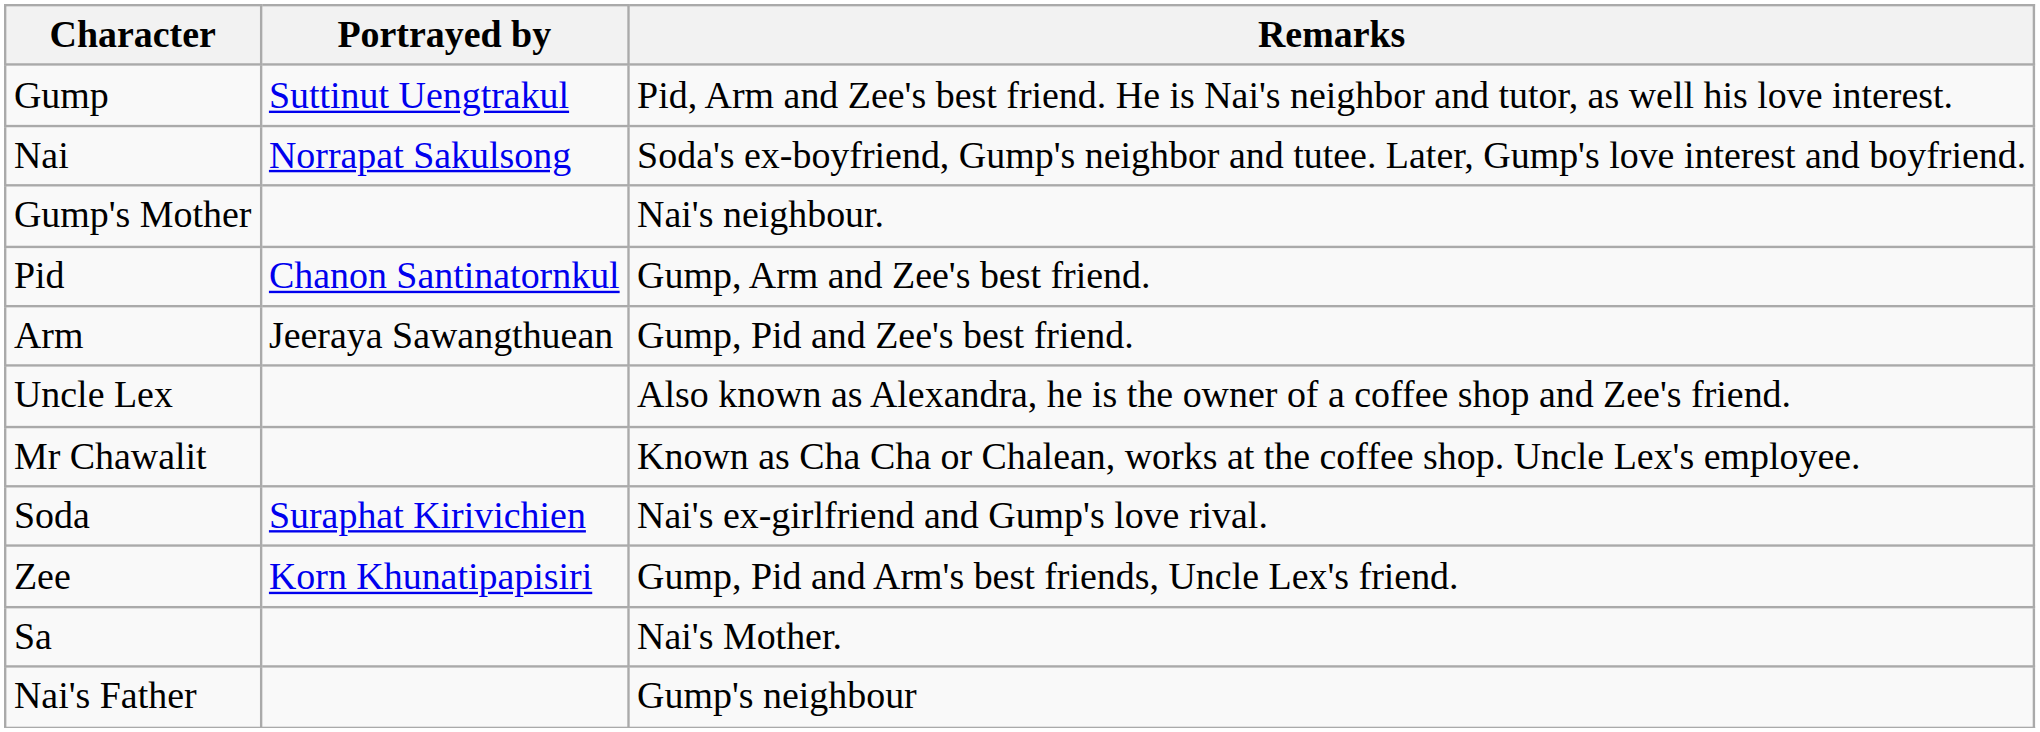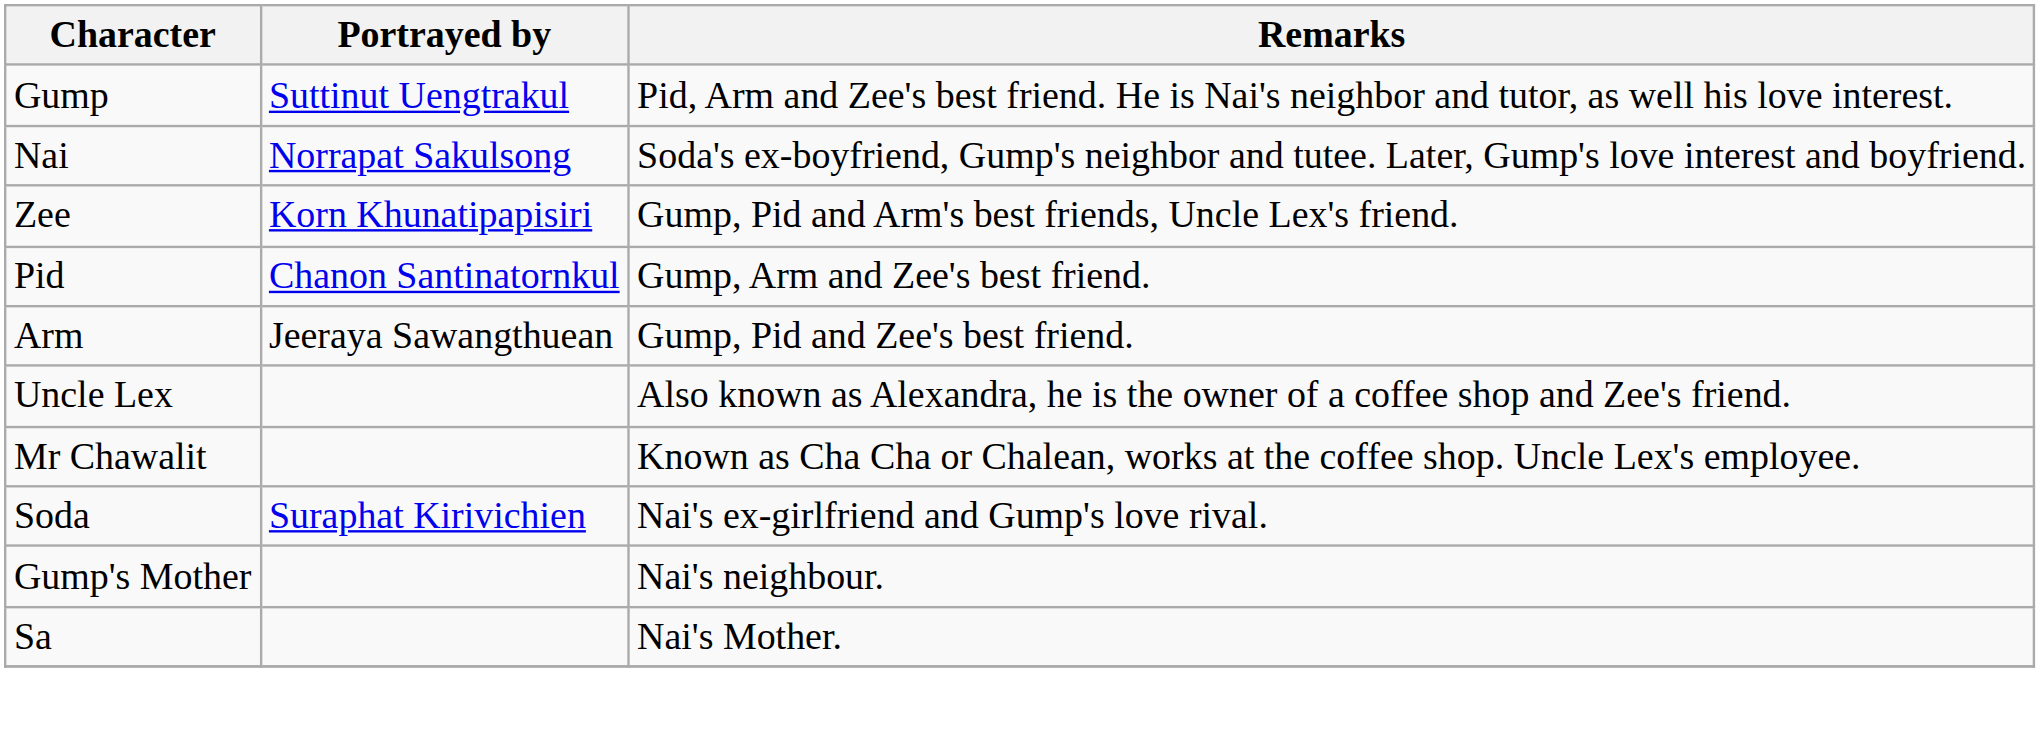rows swapped: (42, 575) <-> (133, 214)
- row: (105, 696)
